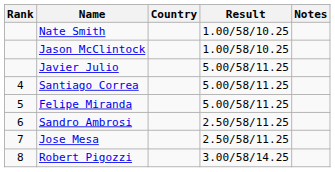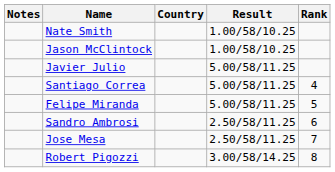columns swapped: (20, 13) <-> (311, 13)
